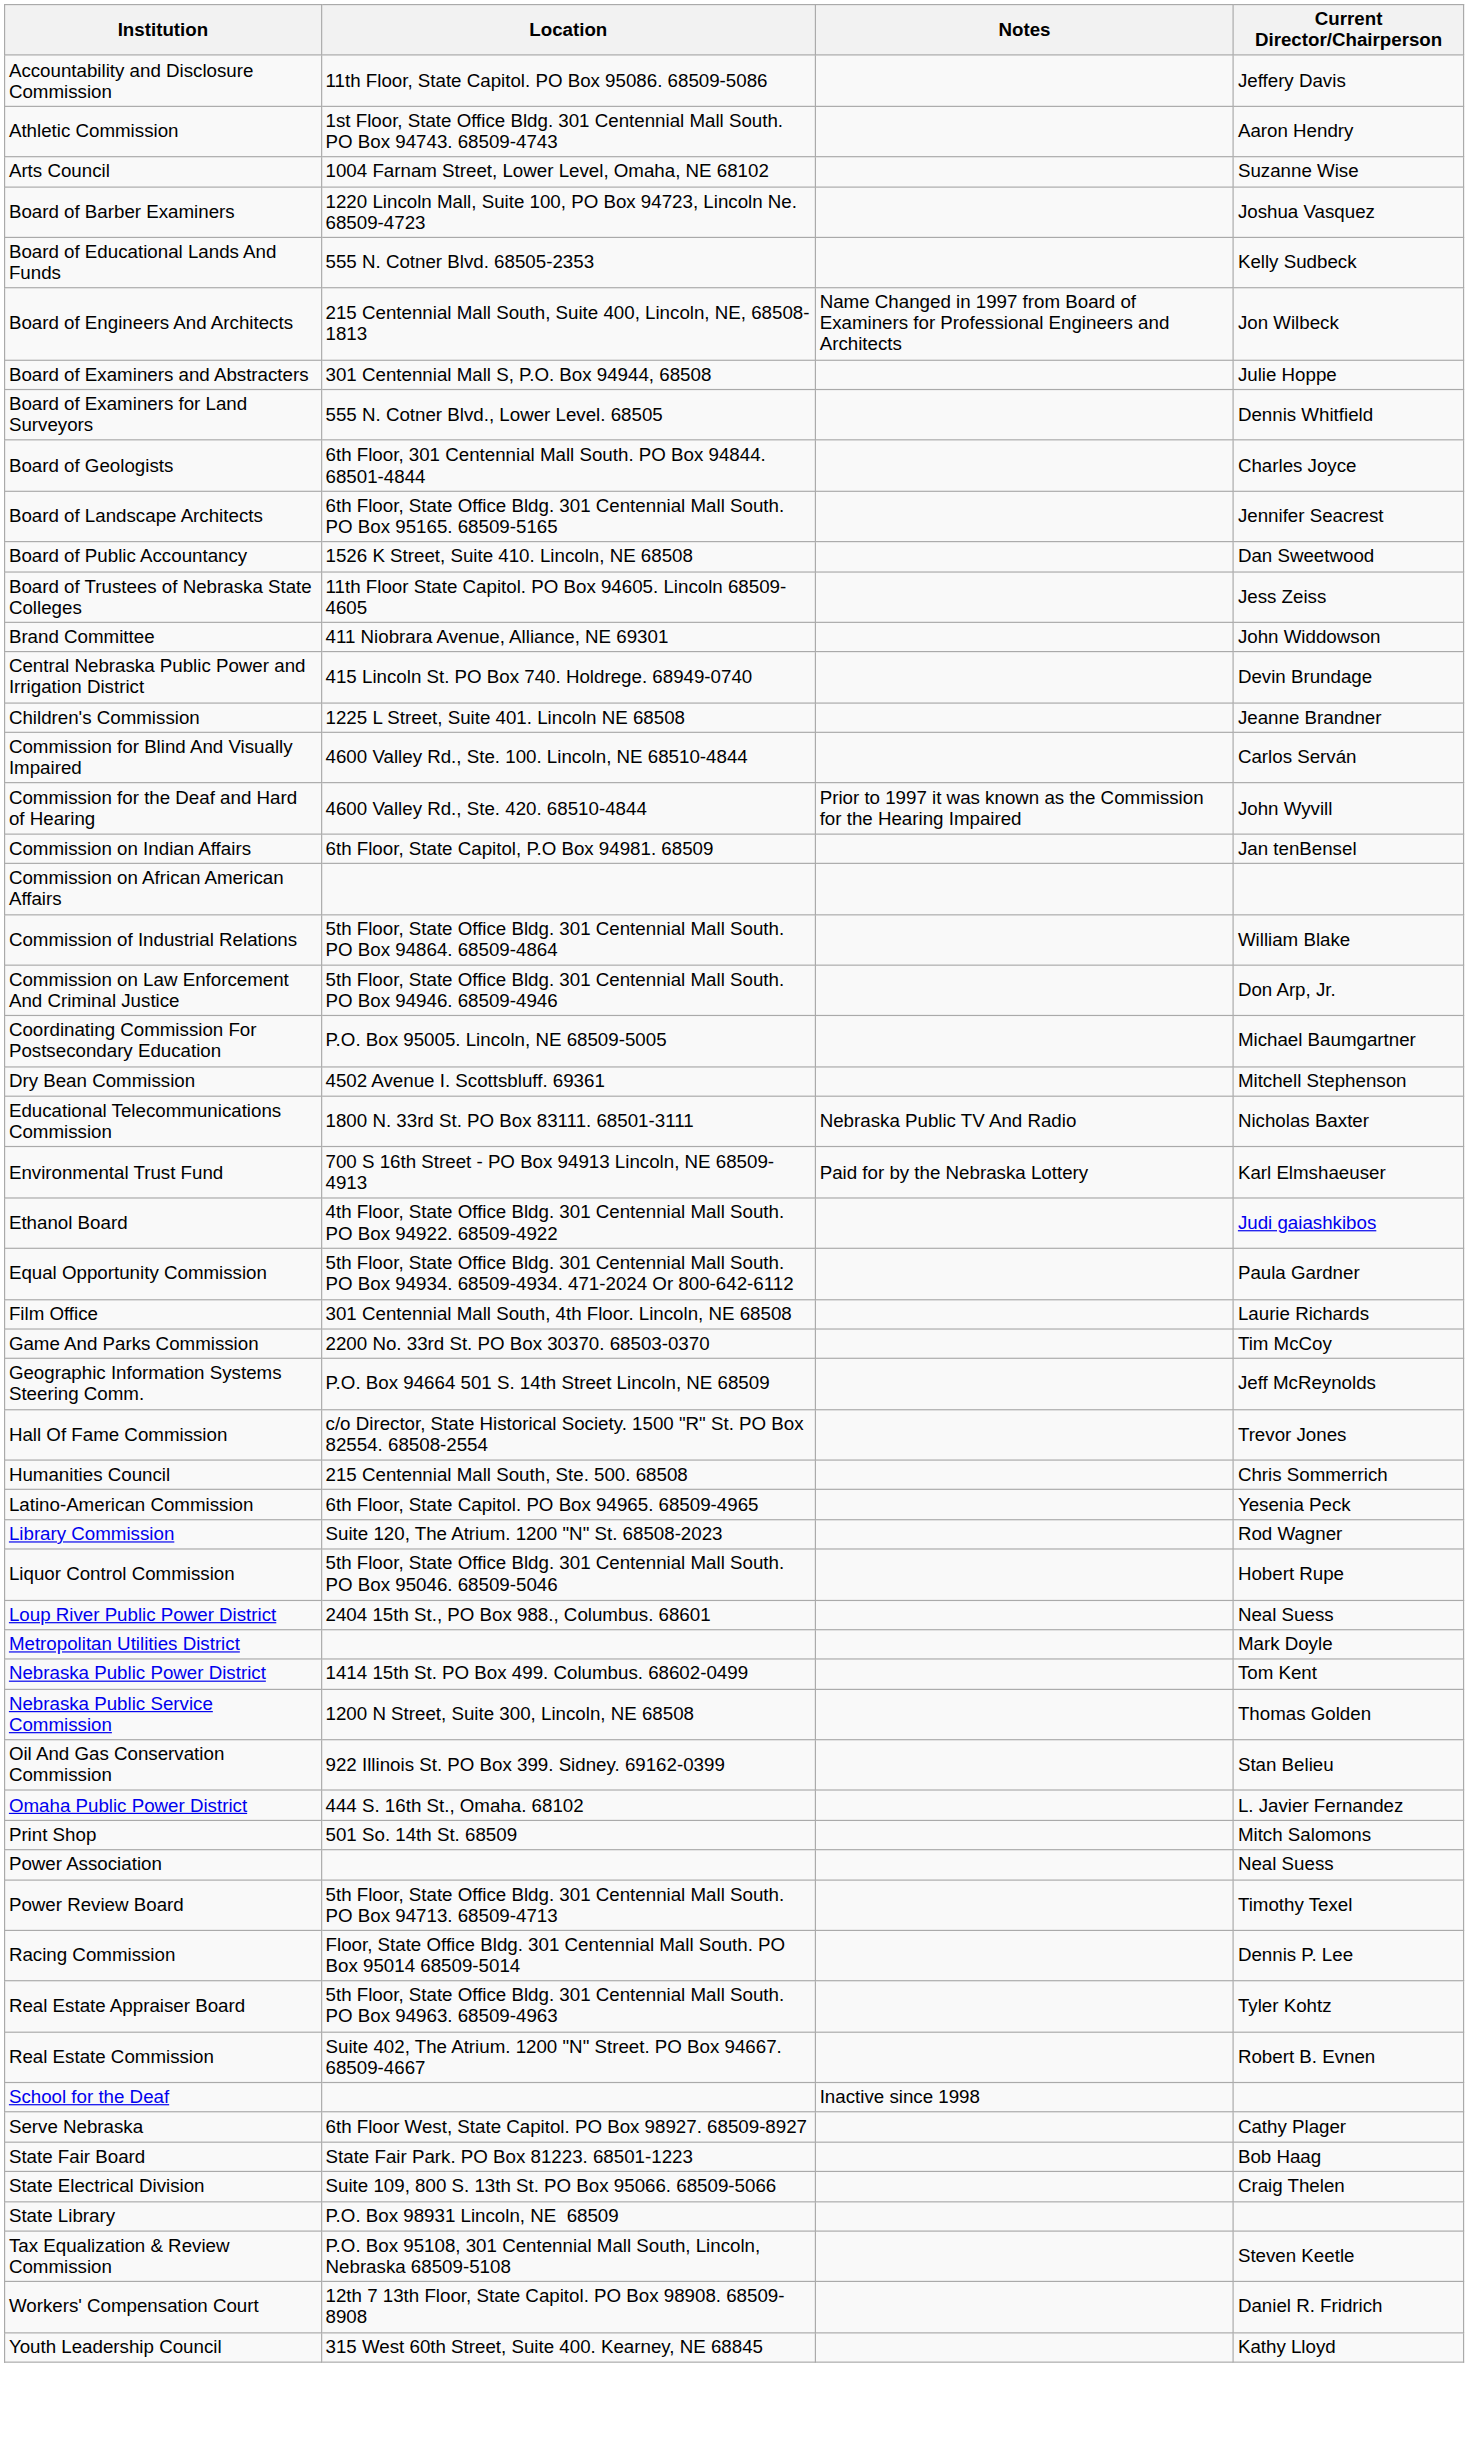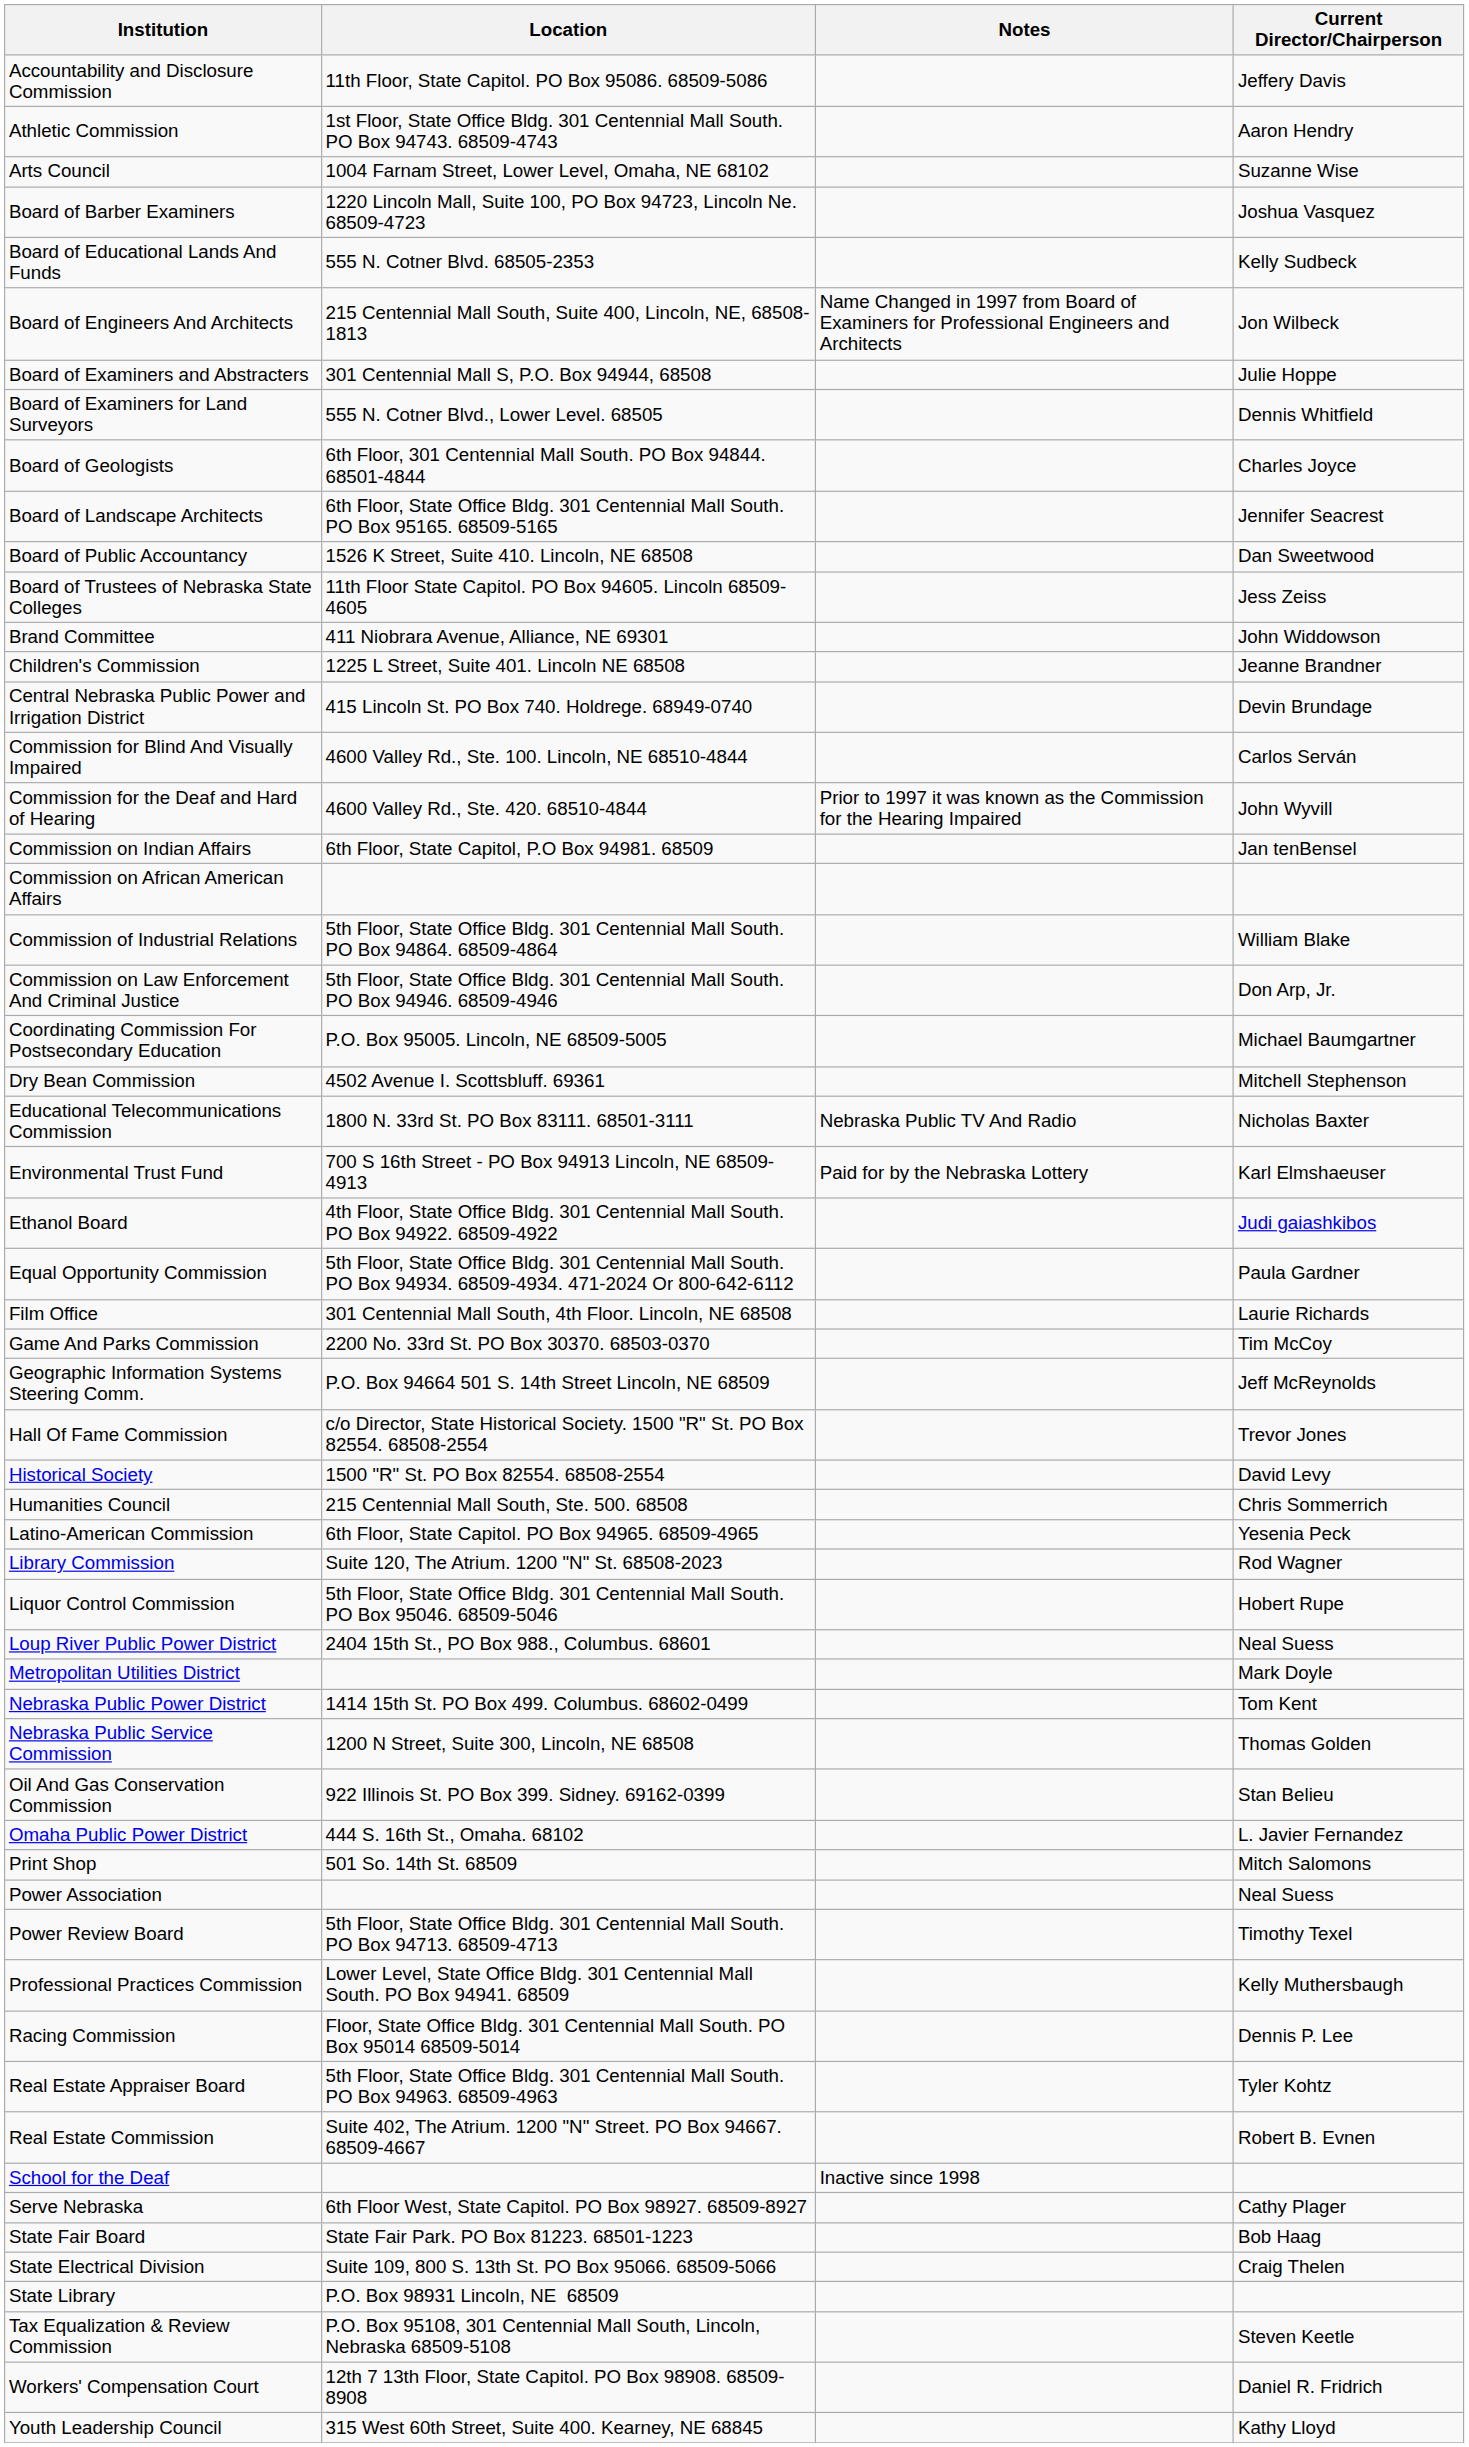rows swapped: (157, 677) <-> (104, 717)
+ row: (81, 1474)
+ row: (156, 1985)
